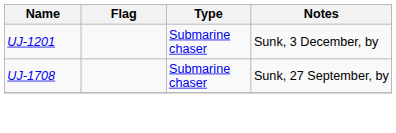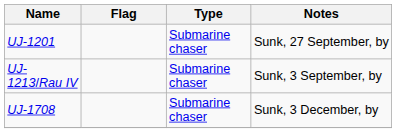(316, 41) Sunk, 3 December, by -> (321, 41) Sunk, 27 September, by
+ row: (42, 75)
(321, 75) Sunk, 27 September, by -> (316, 110) Sunk, 3 December, by
